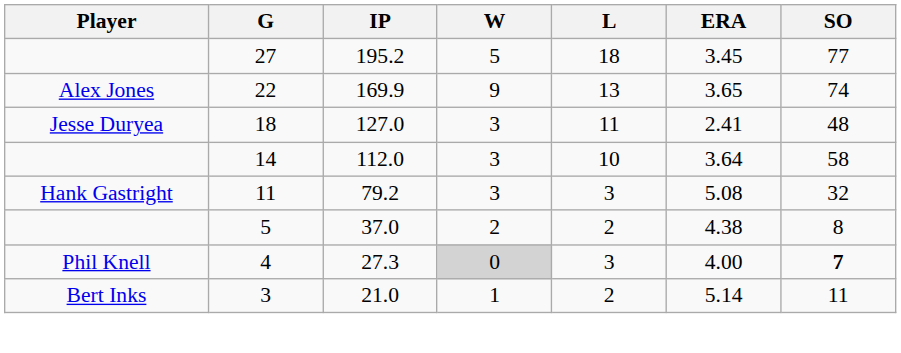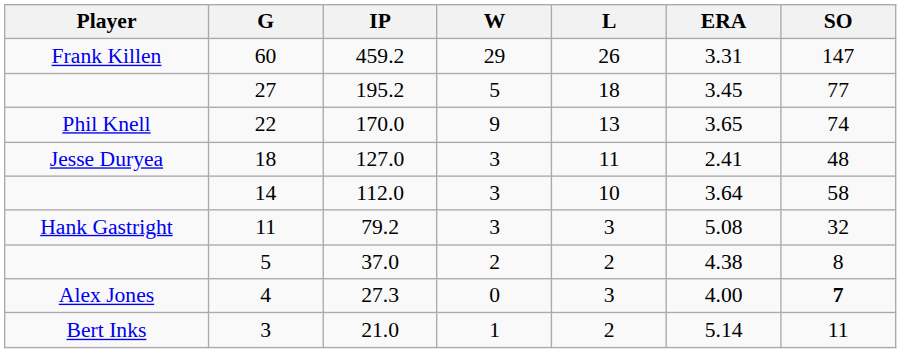+ row: (266, 55)
(106, 90) Alex Jones -> (106, 124) Phil Knell
(380, 90) 169.9 -> (380, 124) 170.0
(106, 261) Phil Knell -> (106, 295) Alex Jones
(495, 261) lightgrey background -> (495, 295) no background
